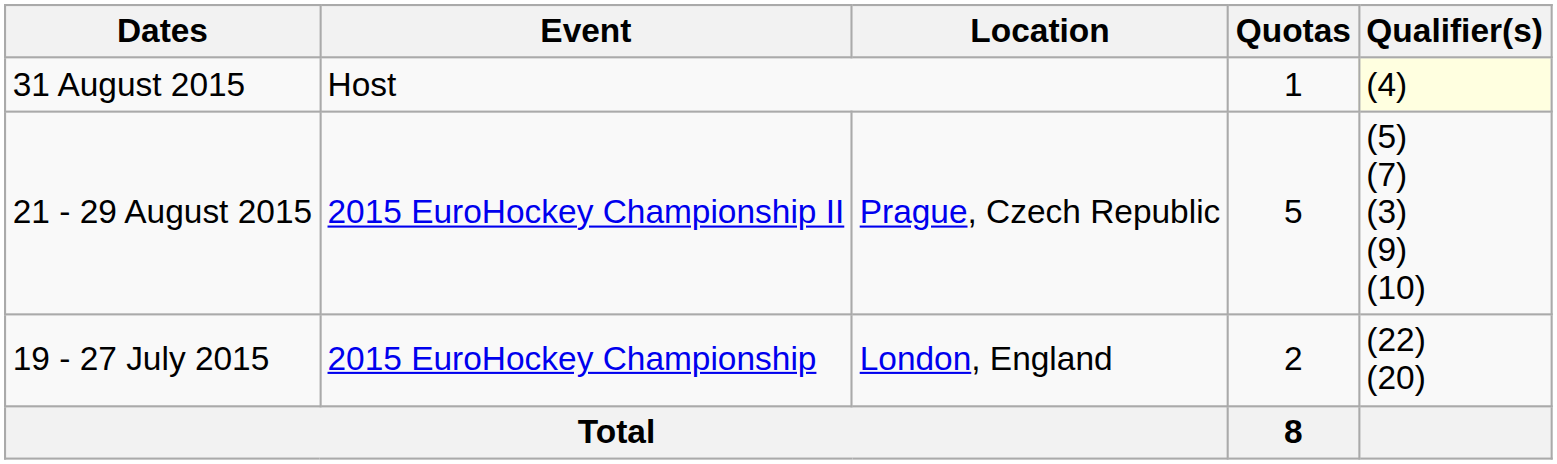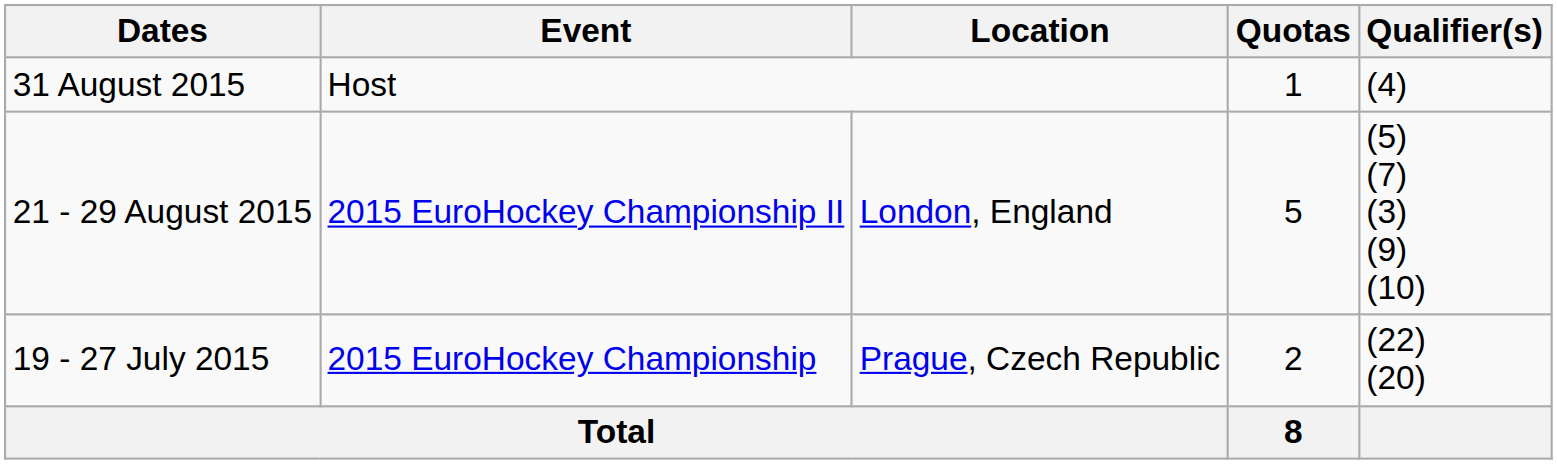(1387, 84) lightyellow background -> (1387, 84) no background
(1040, 212) Prague, Czech Republic -> (986, 212) London, England
(986, 359) London, England -> (1040, 359) Prague, Czech Republic
